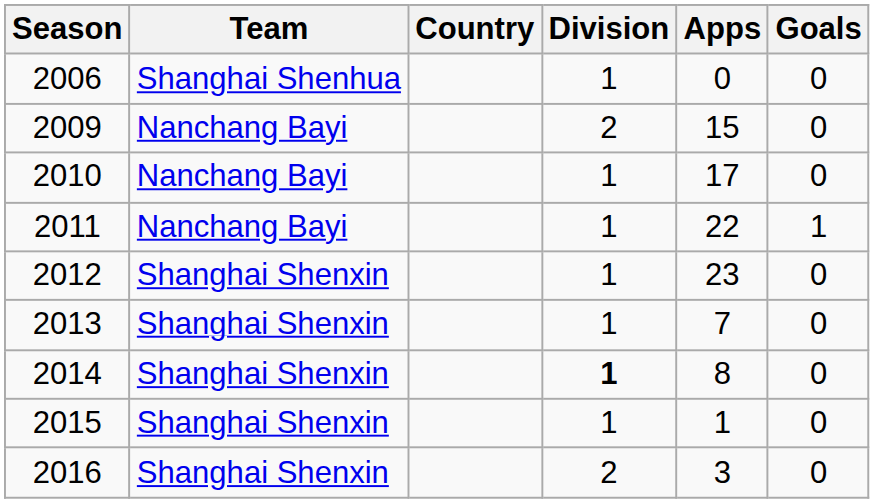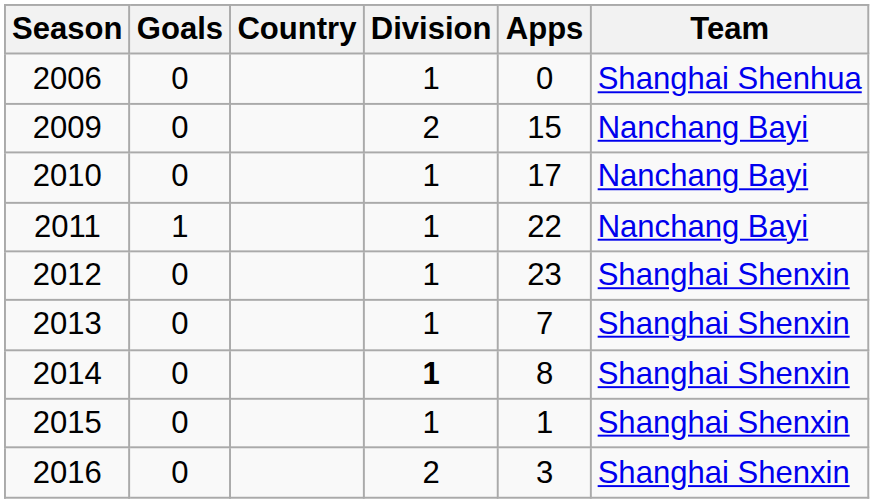columns swapped: (269, 29) <-> (819, 29)
